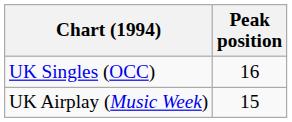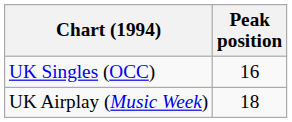(250, 102) 15 -> (250, 102) 18
